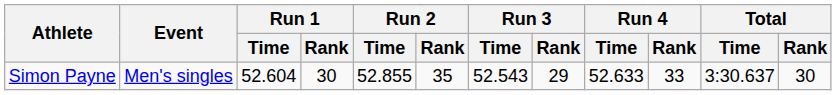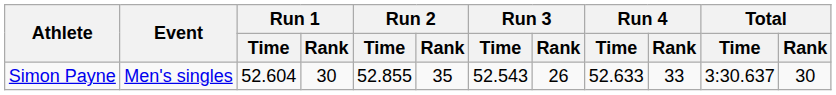(558, 76) 29 -> (558, 76) 26
